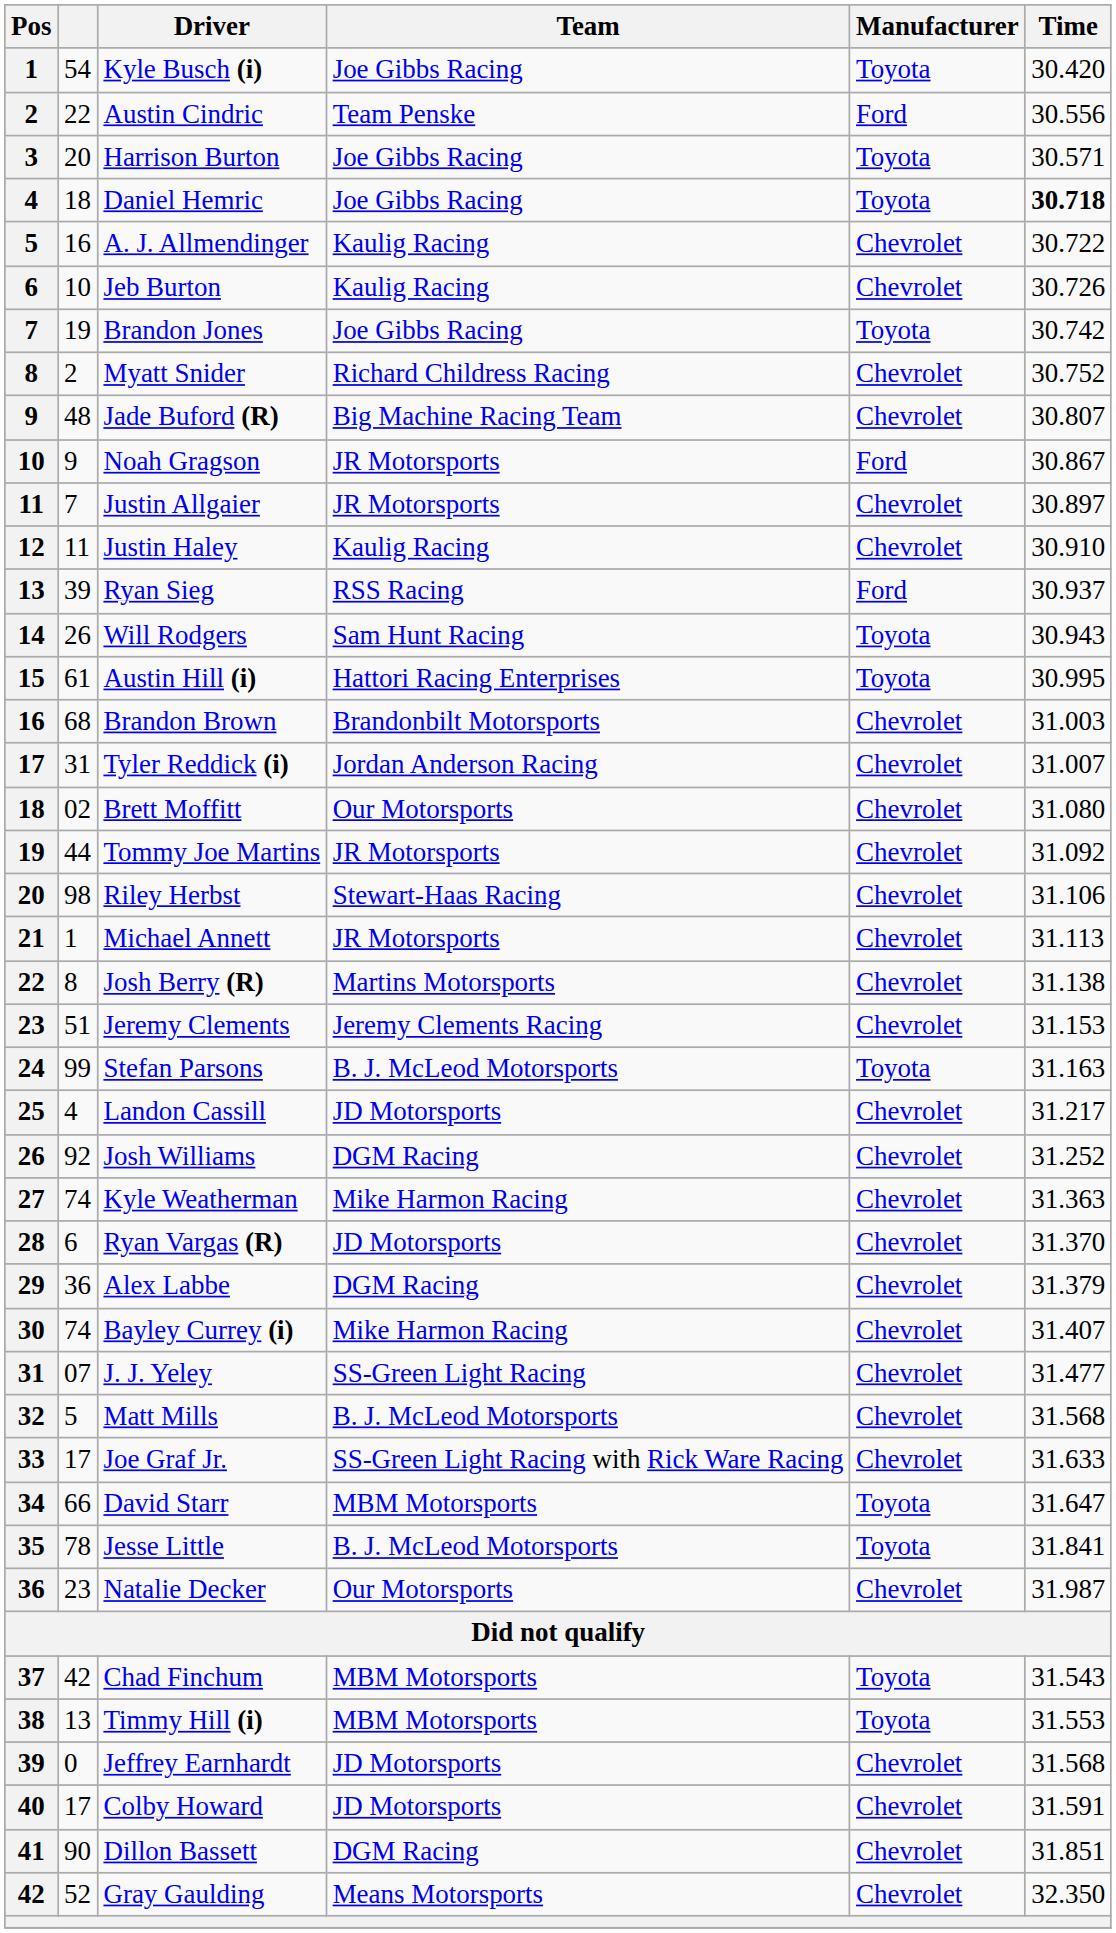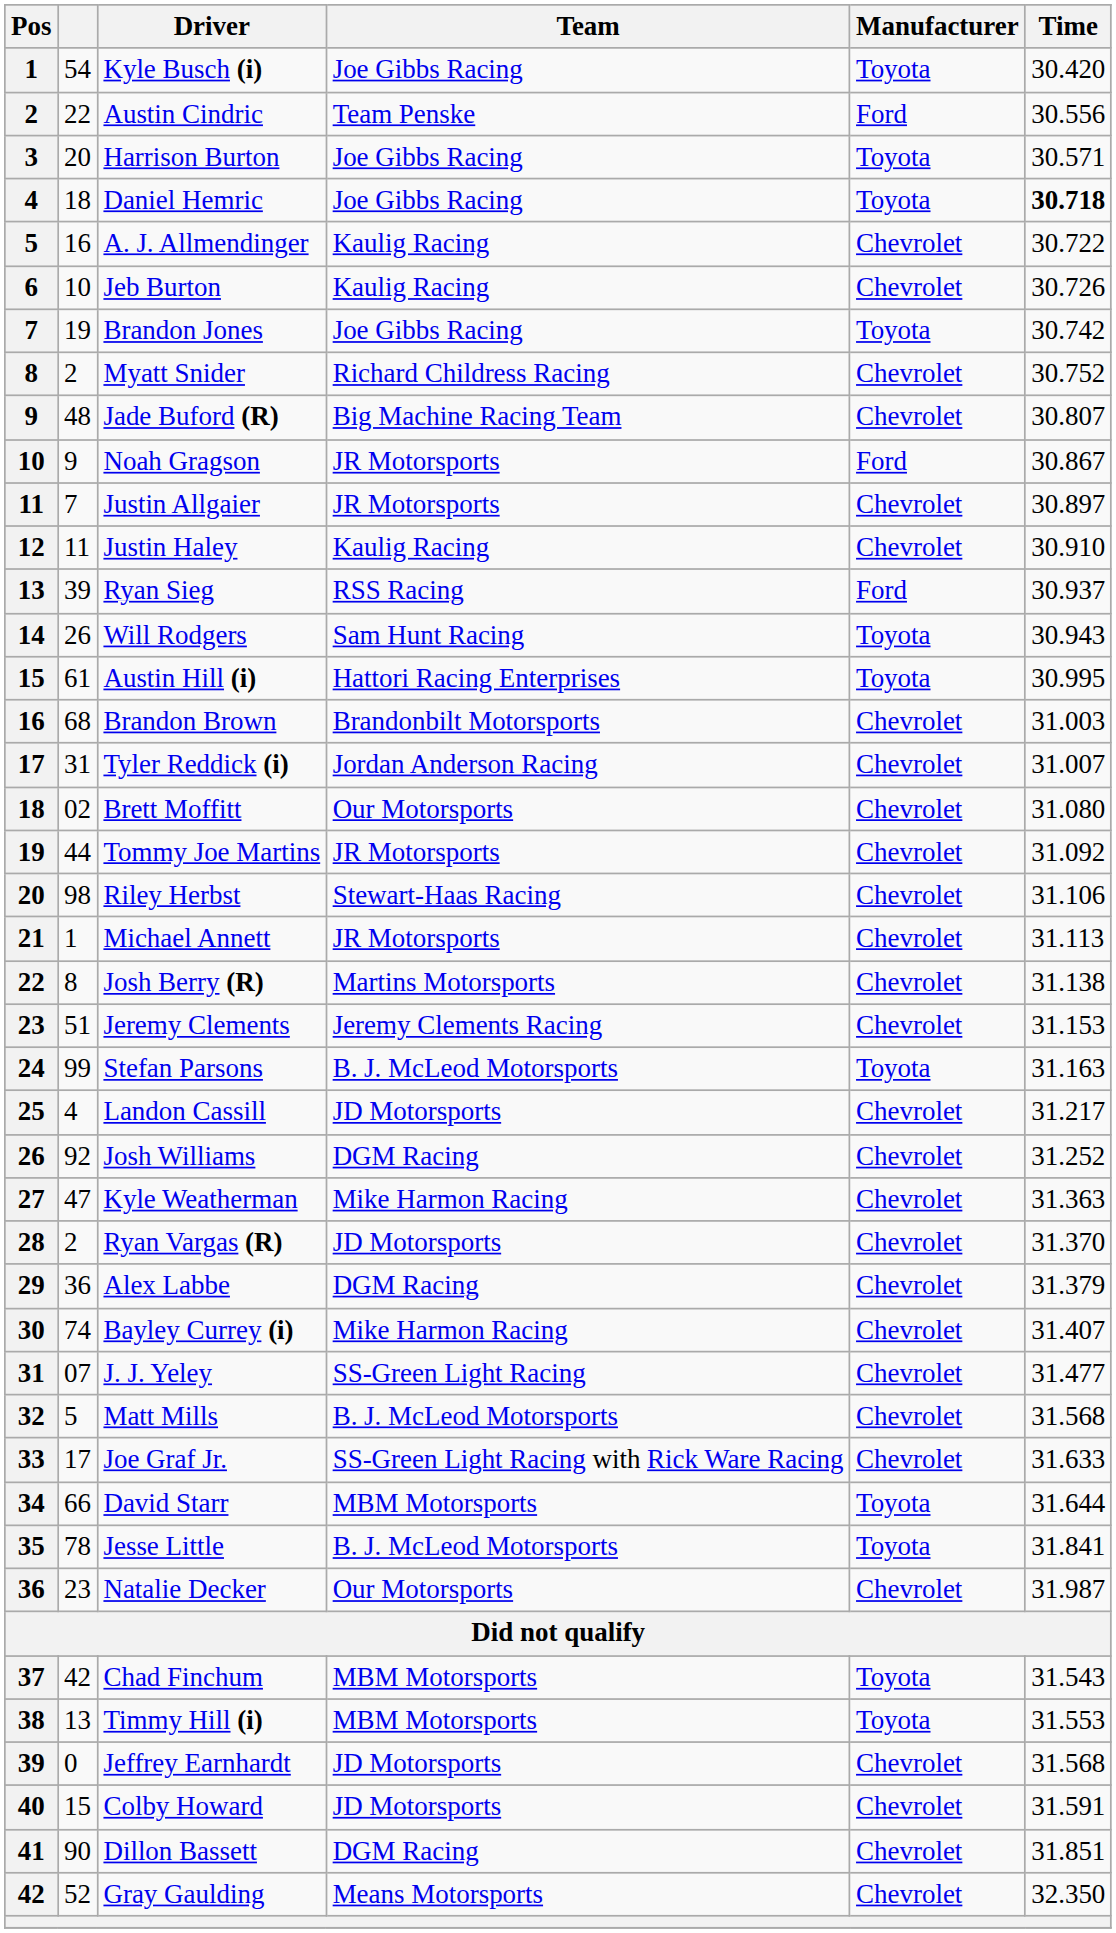(77, 1198) 74 -> (77, 1198) 47
(71, 1241) 6 -> (71, 1241) 2
(1068, 1502) 31.647 -> (1068, 1502) 31.644
(77, 1806) 17 -> (77, 1806) 15
